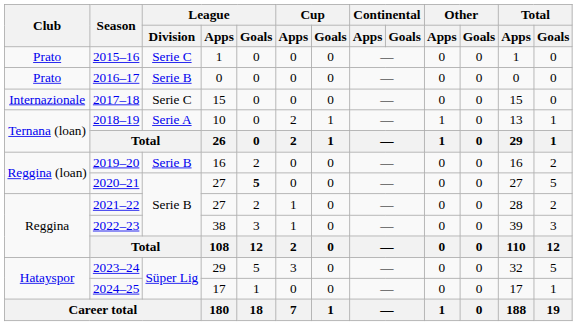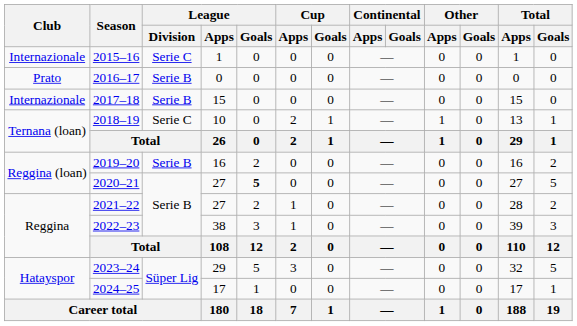(47, 57) Prato -> (47, 57) Internazionale
(172, 99) Serie C -> (172, 99) Serie B
(172, 120) Serie A -> (172, 120) Serie C
